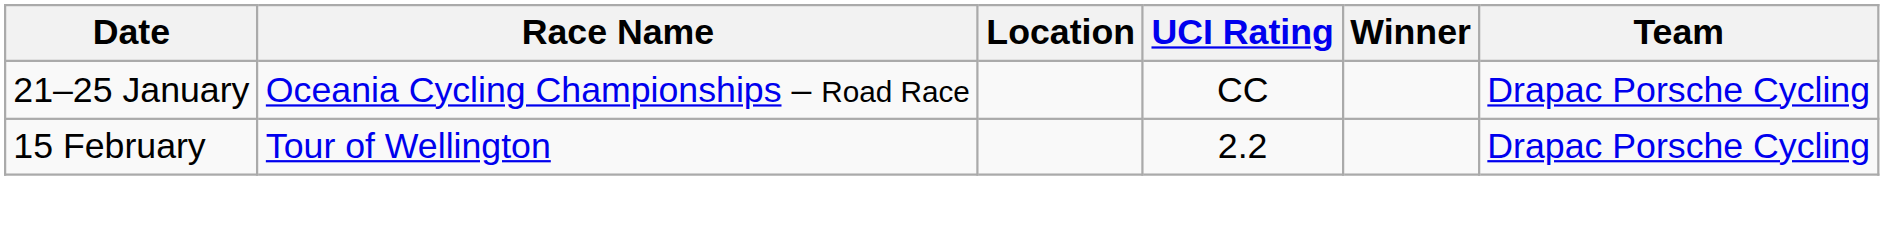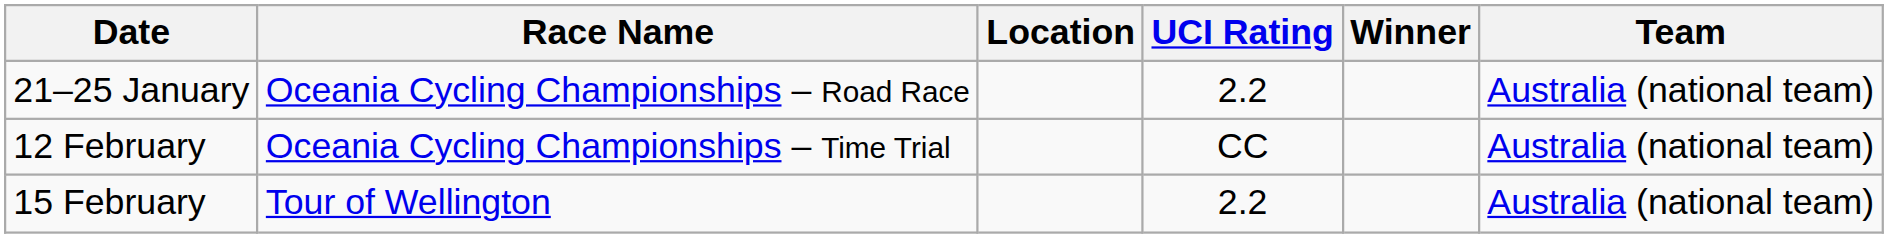(1243, 89) CC -> (1243, 89) 2.2
(1679, 89) Drapac Porsche Cycling -> (1681, 89) Australia (national team)
+ row: (110, 145)
(1679, 145) Drapac Porsche Cycling -> (1681, 202) Australia (national team)
